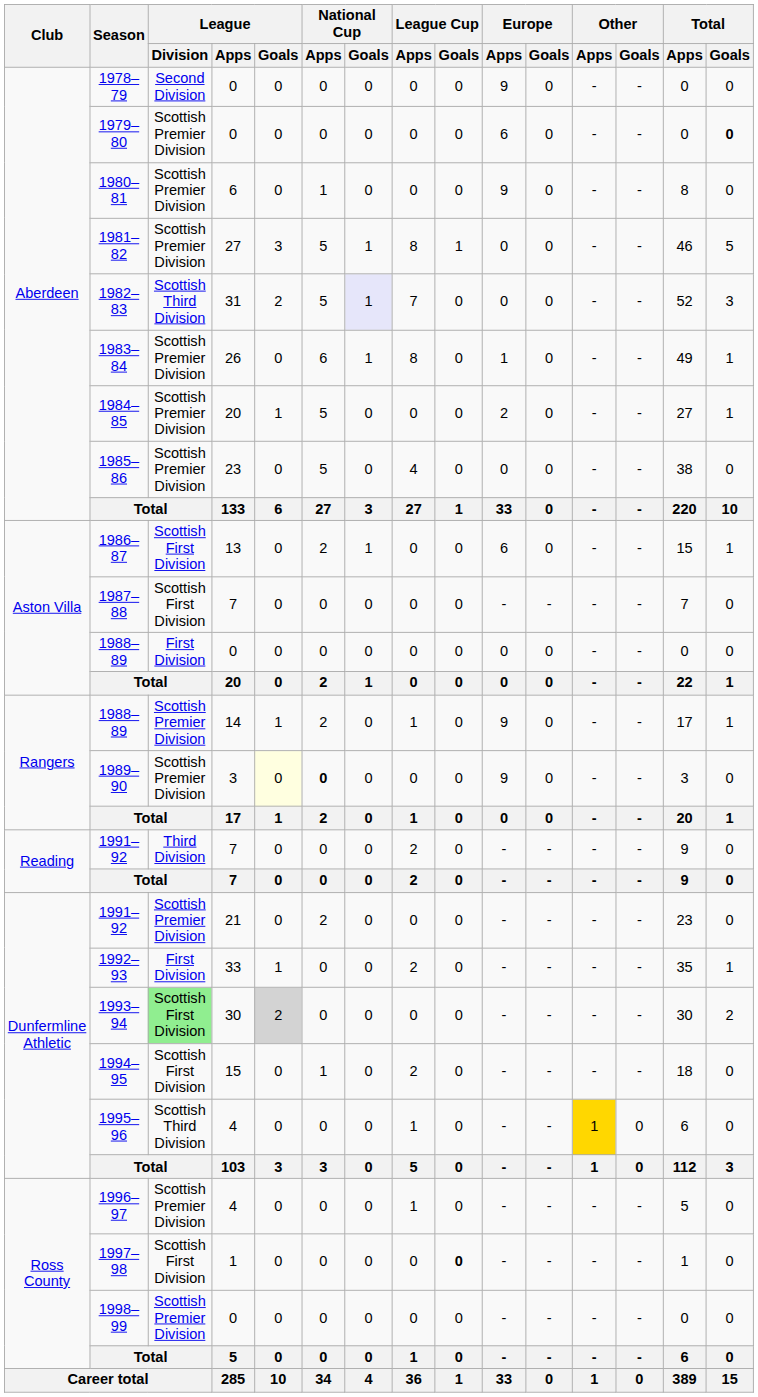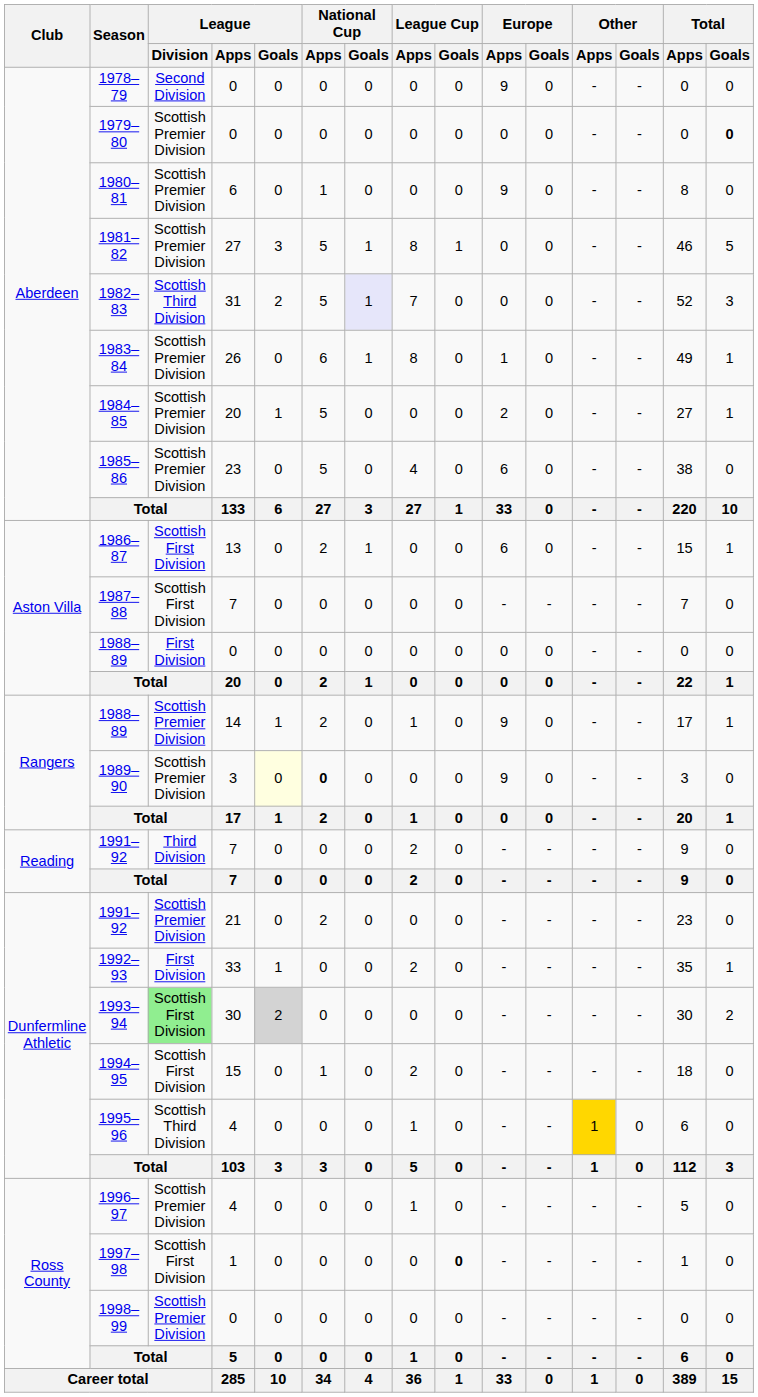(504, 134) 6 -> (504, 134) 0
(504, 469) 0 -> (504, 469) 6
